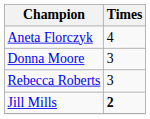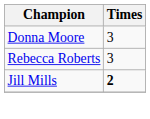- row: (50, 37)
